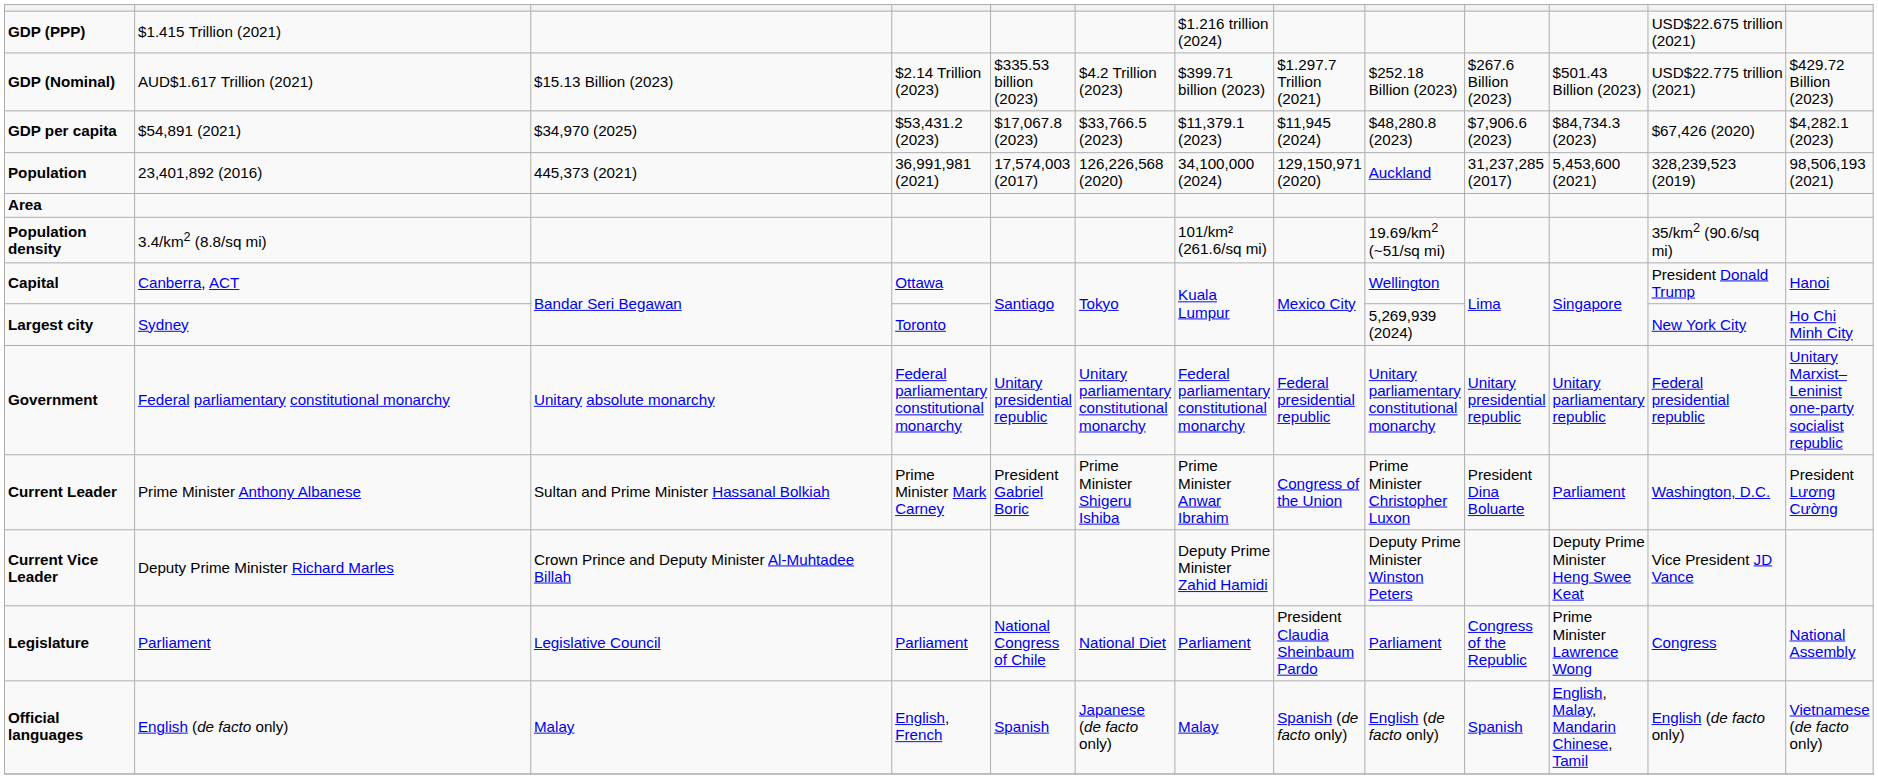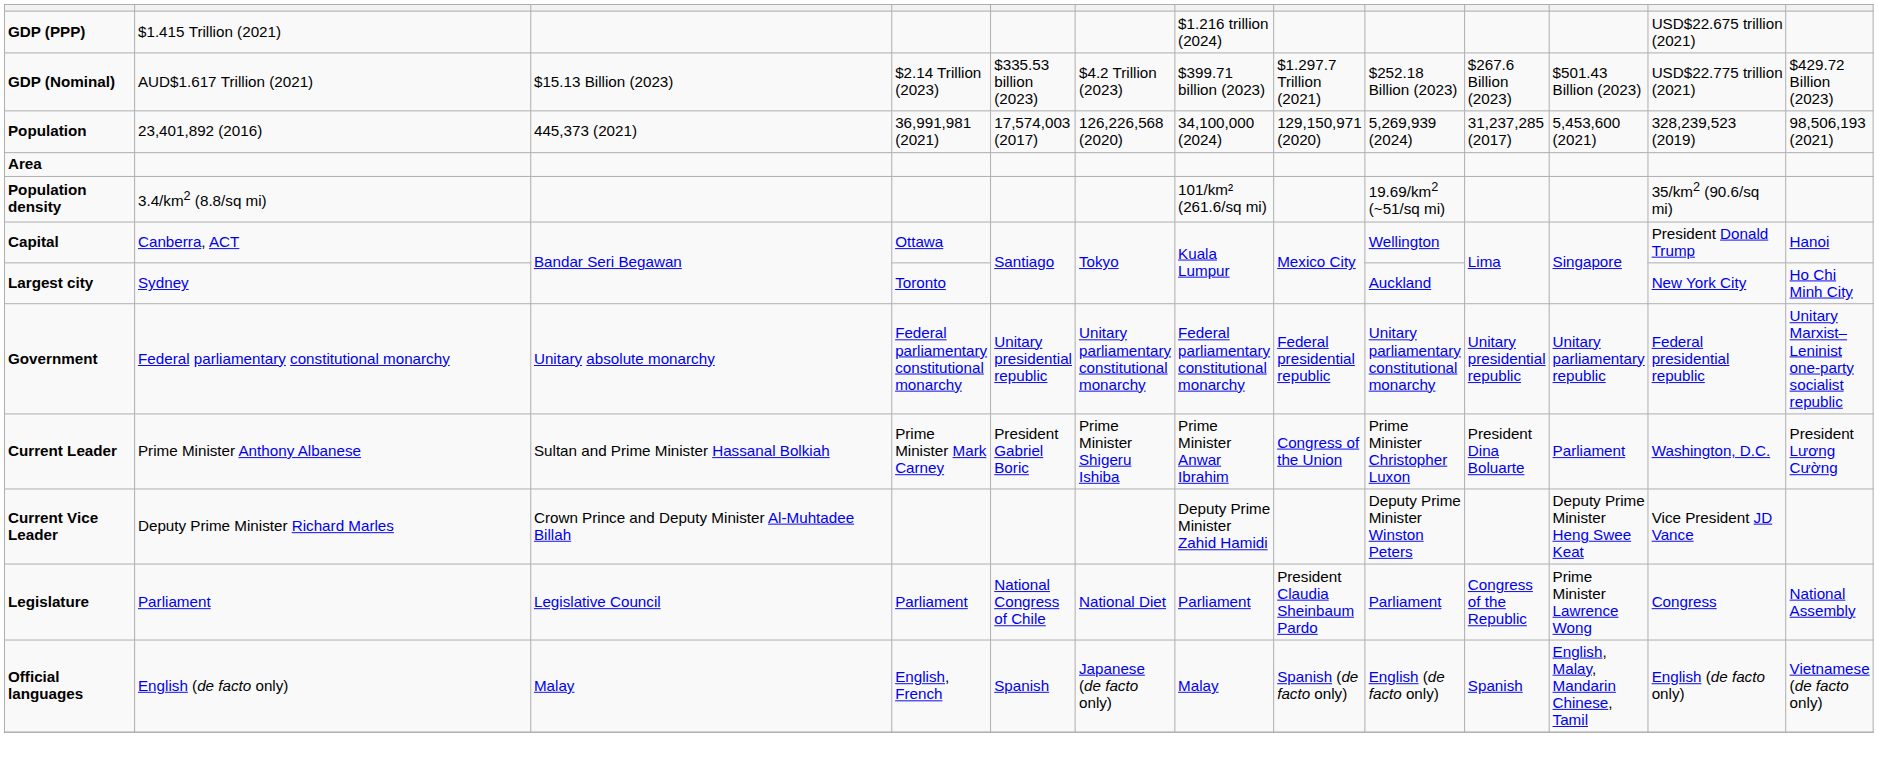- row: (62, 131)
(1400, 172) Auckland -> (1403, 131) 5,269,939 (2024)
(1403, 324) 5,269,939 (2024) -> (1400, 283) Auckland
